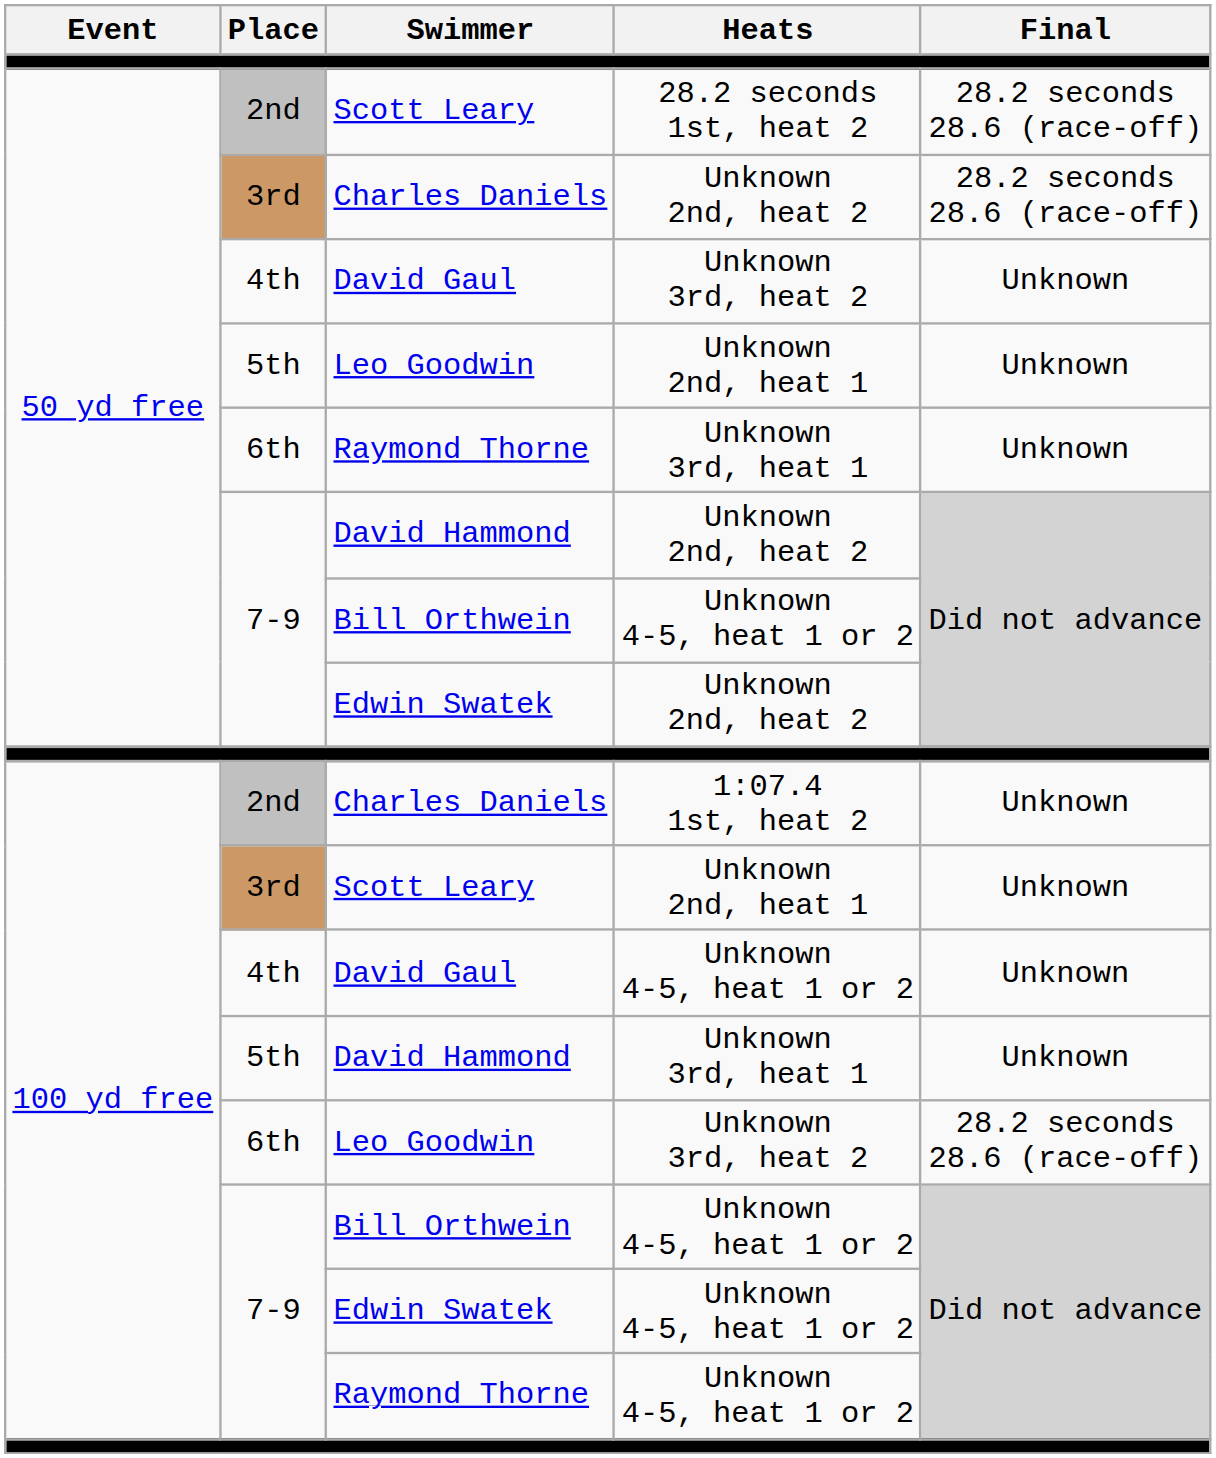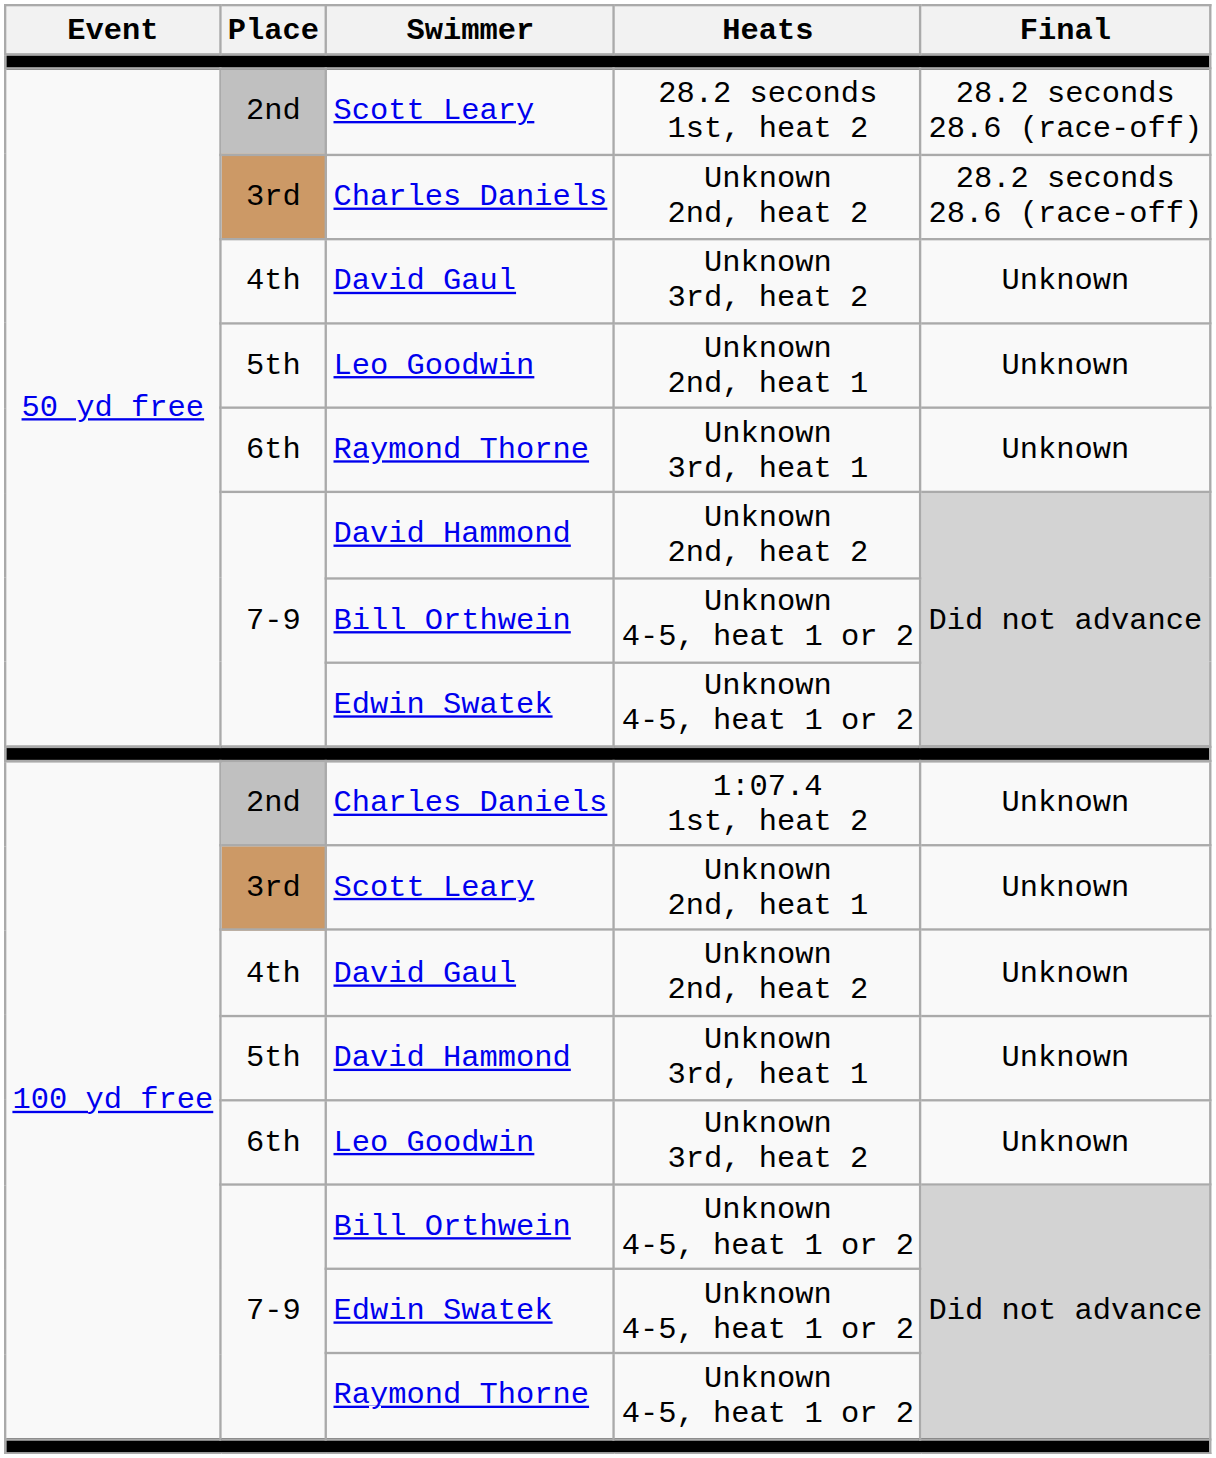(768, 704) Unknown 2nd, heat 2 -> (768, 704) Unknown 4-5, heat 1 or 2
(768, 973) Unknown 4-5, heat 1 or 2 -> (768, 973) Unknown 2nd, heat 2
(1065, 1142) 28.2 seconds 28.6 (race-off) -> (1065, 1142) Unknown
